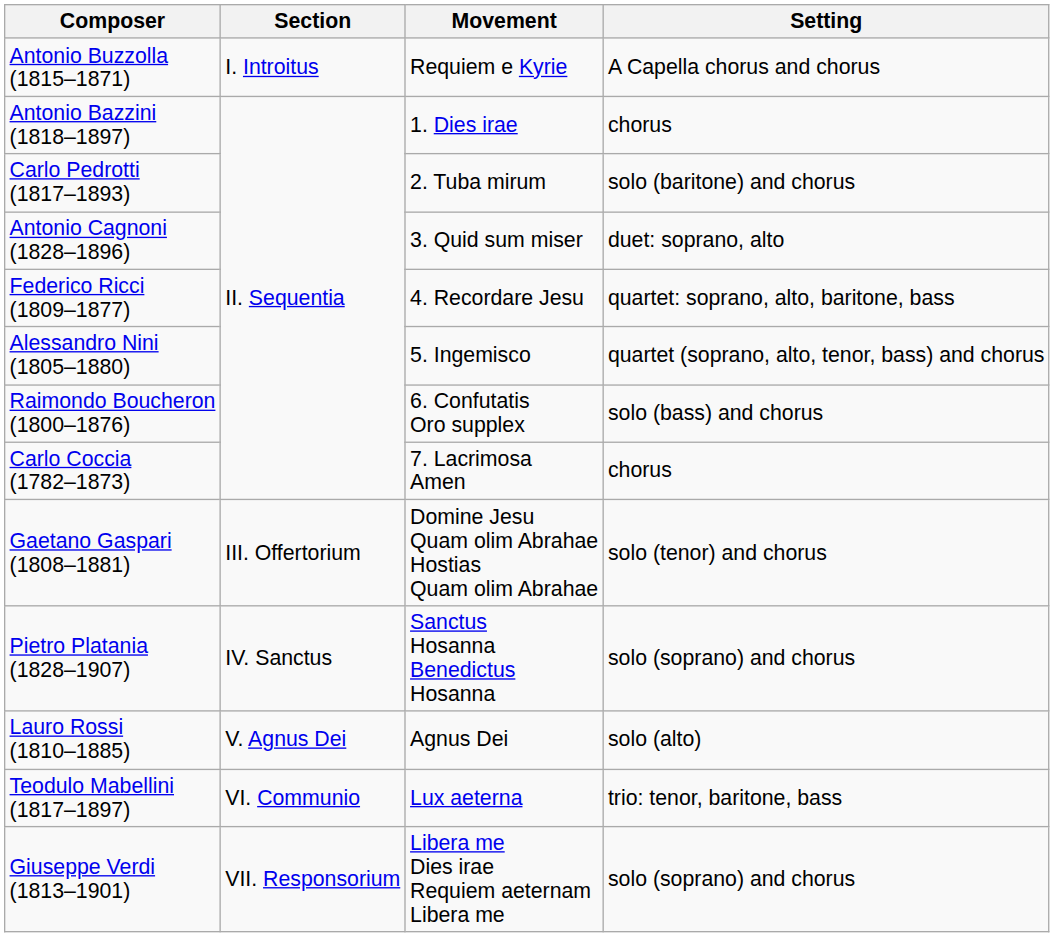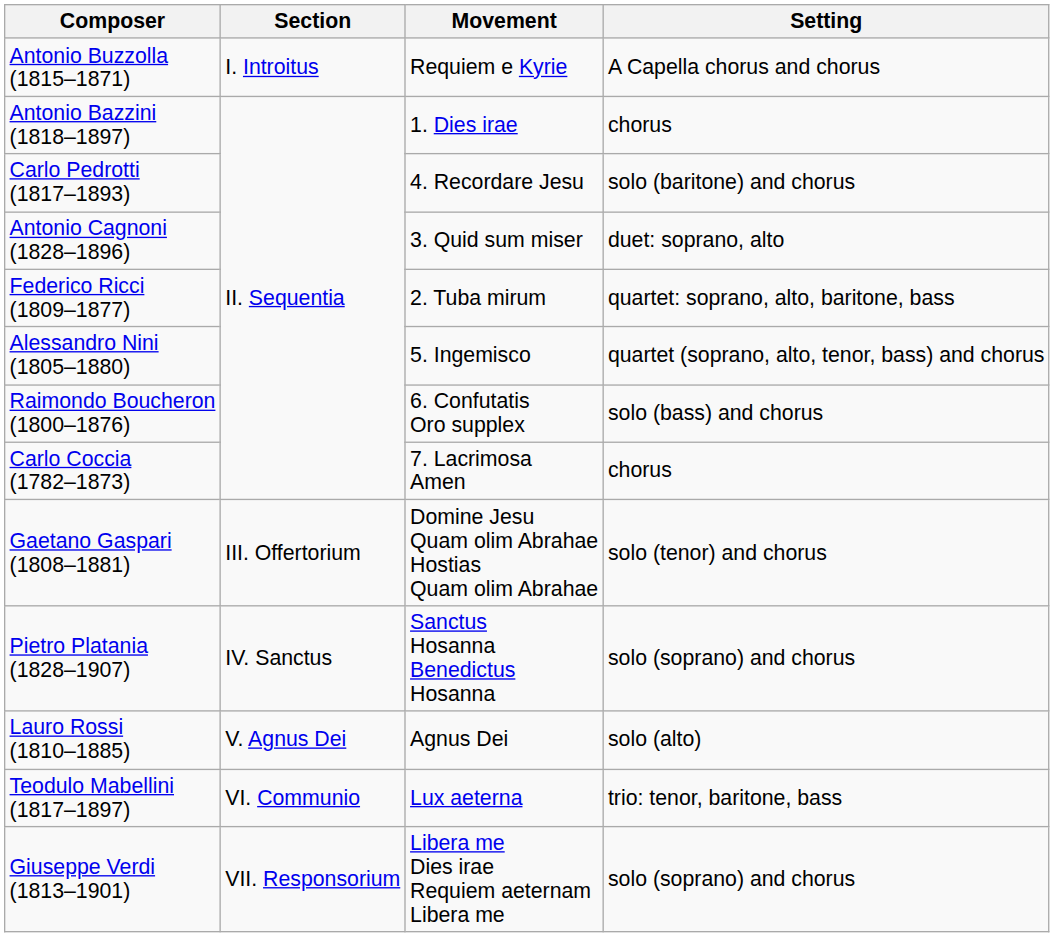(478, 182) 2. Tuba mirum -> (497, 182) 4. Recordare Jesu
(497, 297) 4. Recordare Jesu -> (478, 297) 2. Tuba mirum
